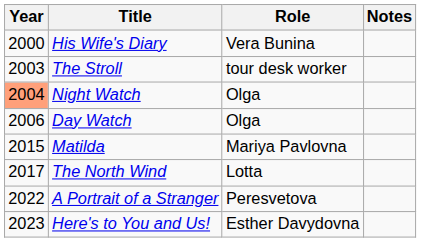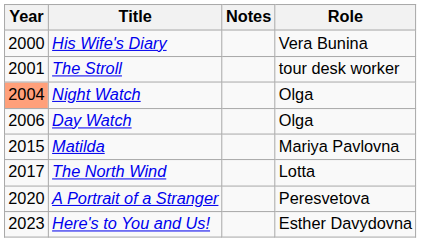columns swapped: (293, 17) <-> (389, 17)
(26, 69) 2003 -> (26, 69) 2001
(26, 198) 2022 -> (26, 198) 2020
